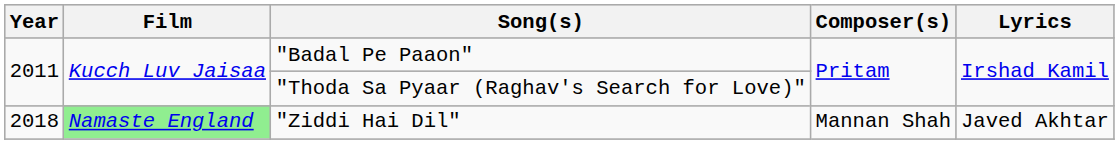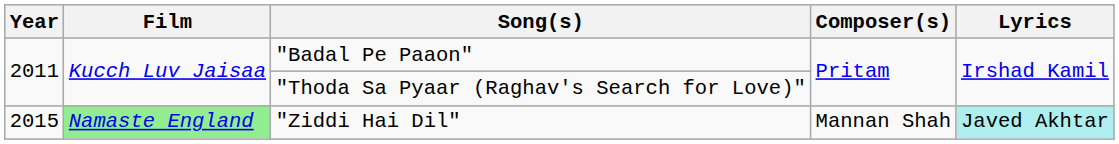(34, 122) 2018 -> (34, 122) 2015
(1035, 122) no background -> (1035, 122) paleturquoise background
